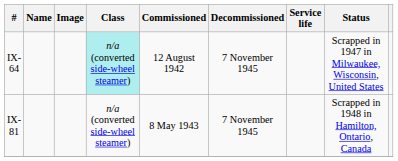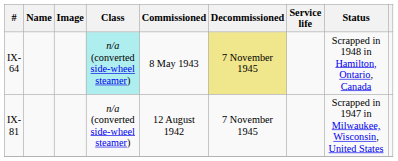(174, 63) 12 August 1942 -> (174, 63) 8 May 1943
(248, 63) no background -> (248, 63) khaki background
(356, 63) Scrapped in 1947 in Milwaukee, Wisconsin, United States -> (356, 63) Scrapped in 1948 in Hamilton, Ontario, Canada
(174, 125) 8 May 1943 -> (174, 125) 12 August 1942
(356, 125) Scrapped in 1948 in Hamilton, Ontario, Canada -> (356, 125) Scrapped in 1947 in Milwaukee, Wisconsin, United States
